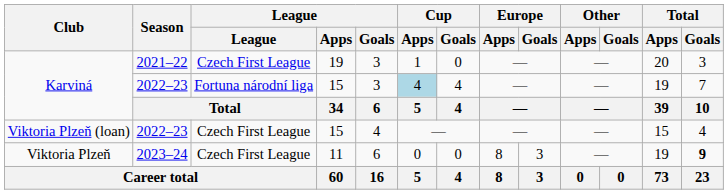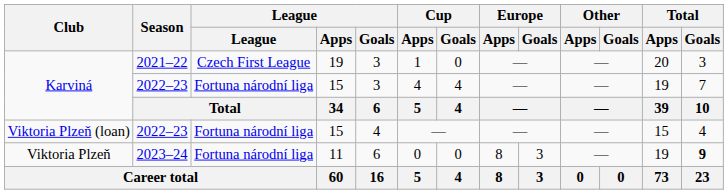(417, 85) lightblue background -> (417, 85) no background
(254, 131) Czech First League -> (254, 131) Fortuna národní liga
(254, 154) Czech First League -> (254, 154) Fortuna národní liga
